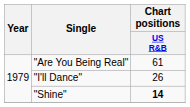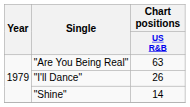(158, 62) 61 -> (158, 62) 63
(158, 94) bold -> (158, 94) normal
